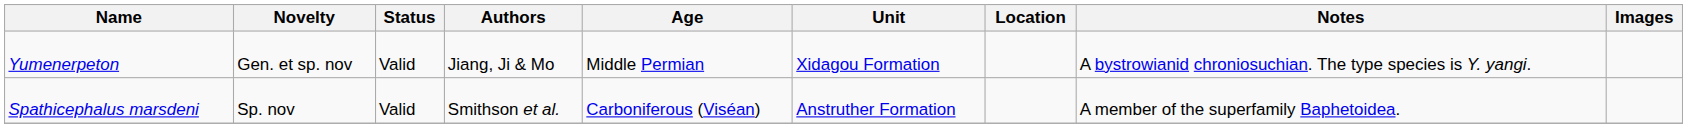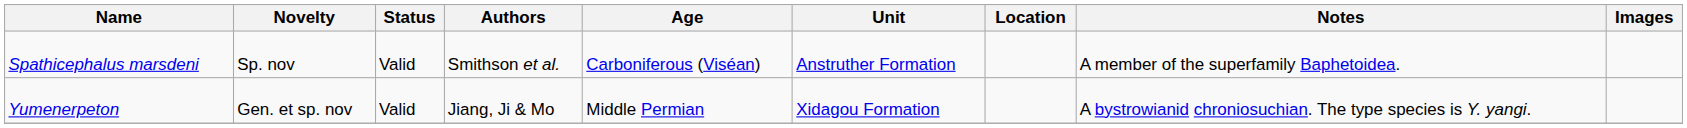rows swapped: (104, 109) <-> (64, 63)
